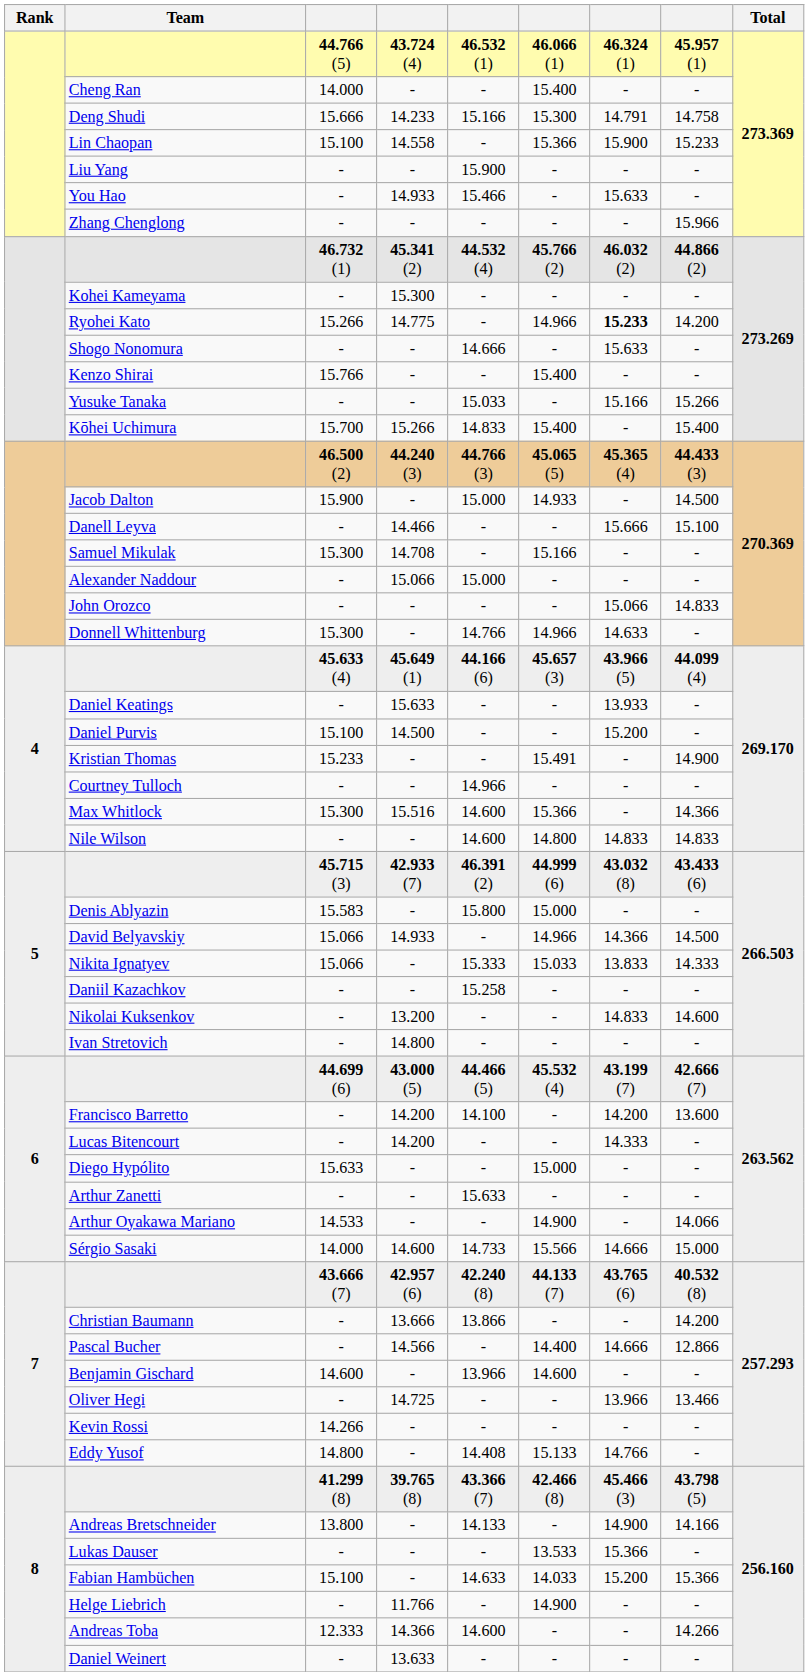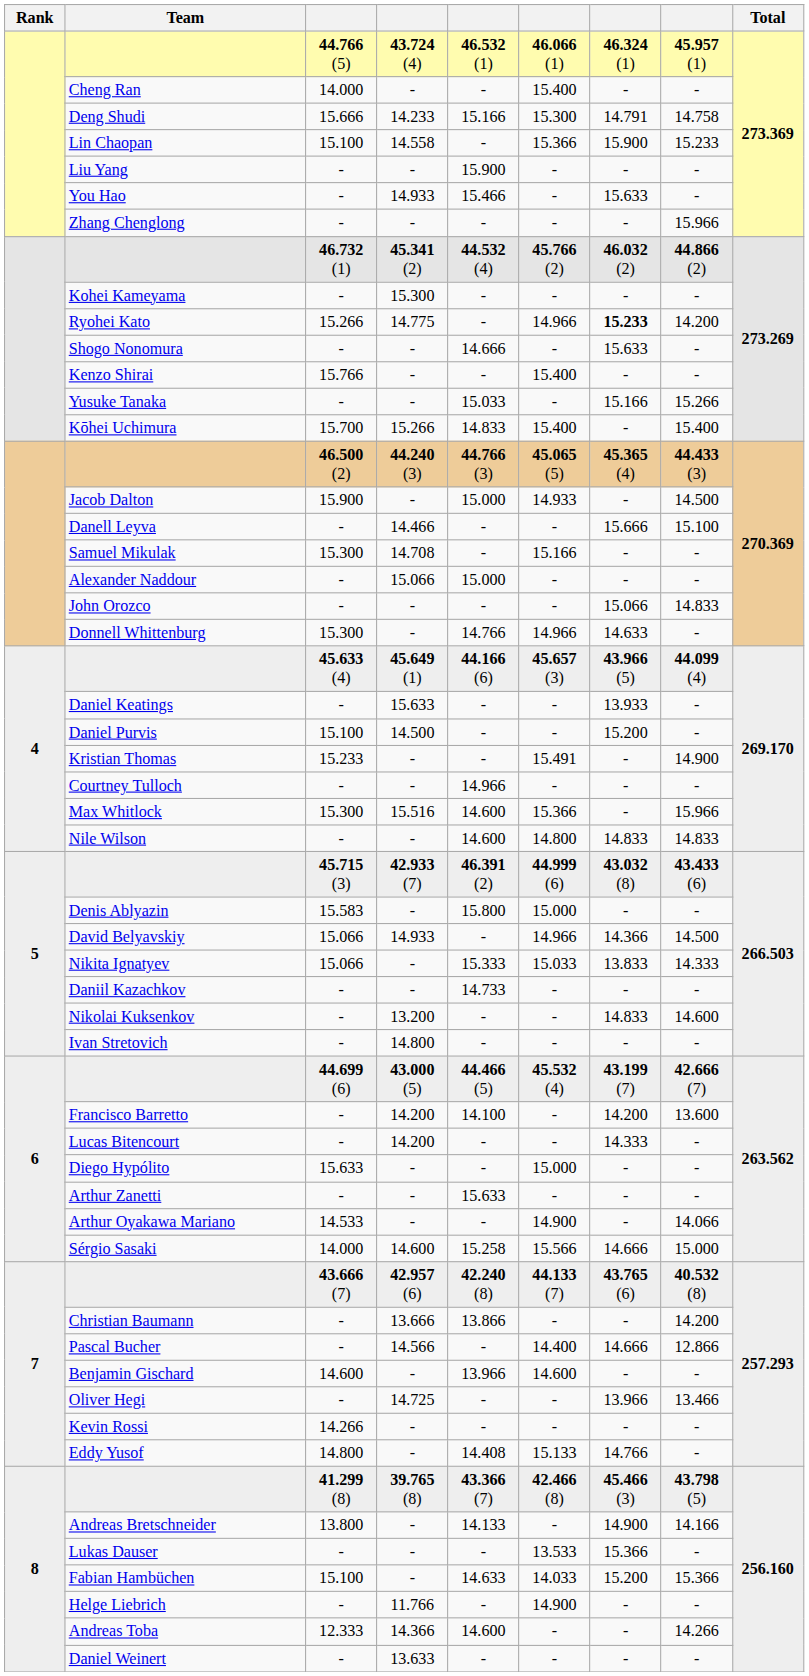(697, 811) 14.366 -> (697, 811) 15.966
(483, 990) 15.258 -> (483, 990) 14.733
(483, 1248) 14.733 -> (483, 1248) 15.258
